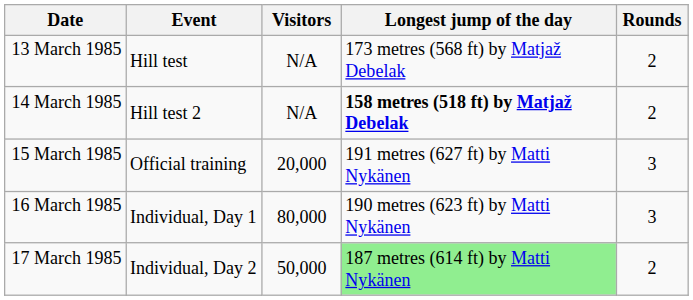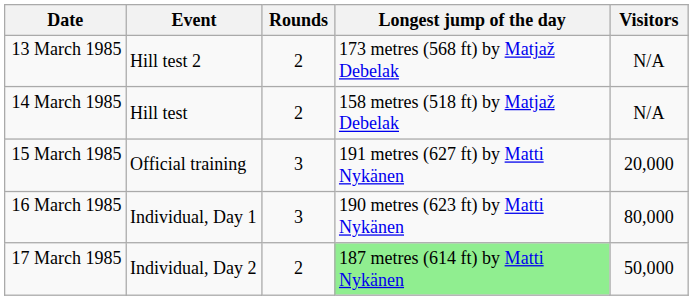columns swapped: (652, 19) <-> (302, 19)
(159, 60) Hill test -> (166, 60) Hill test 2
(166, 112) Hill test 2 -> (159, 112) Hill test
(459, 112) bold -> (447, 112) normal
